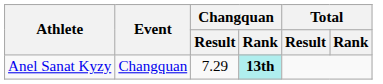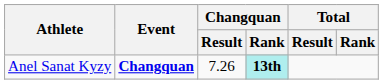(153, 67) normal -> (156, 67) bold
(215, 67) 7.29 -> (222, 67) 7.26
